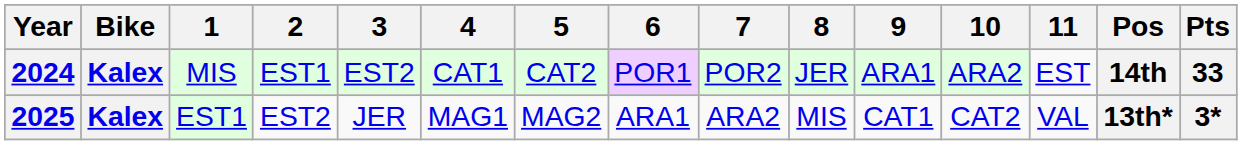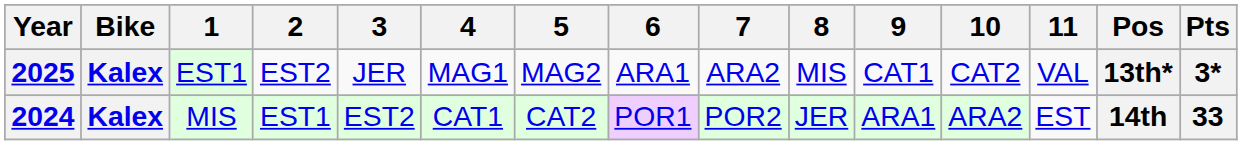rows swapped: (43, 71) <-> (43, 116)
